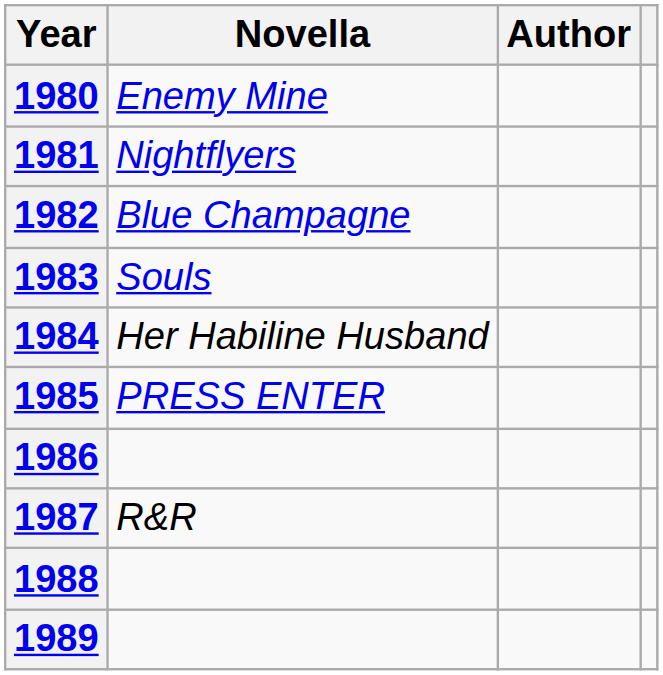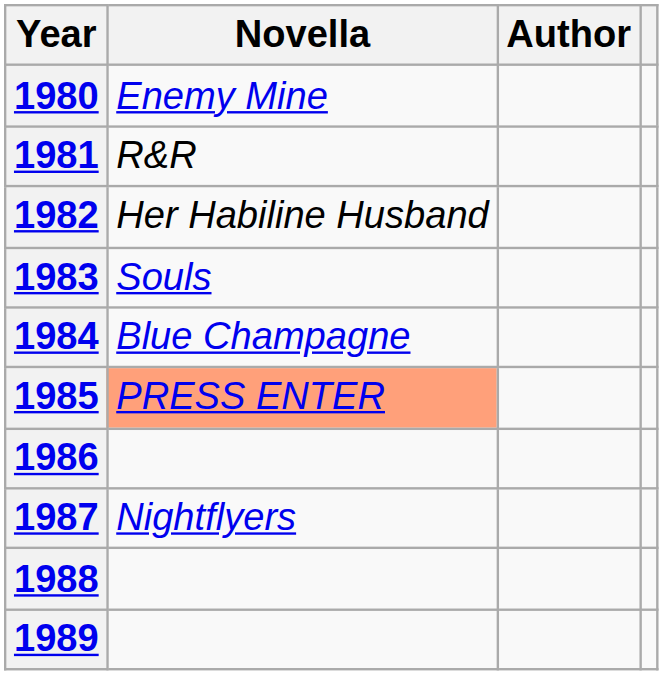(206, 155) Nightflyers -> (156, 155) R&R
(263, 215) Blue Champagne -> (303, 215) Her Habiline Husband
(303, 336) Her Habiline Husband -> (263, 336) Blue Champagne
(251, 397) no background -> (251, 397) lightsalmon background
(156, 517) R&R -> (206, 517) Nightflyers
